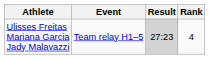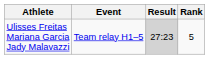(191, 37) 4 -> (191, 37) 5
